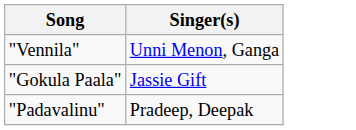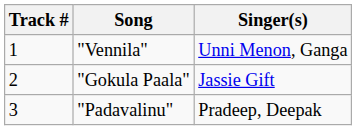+ column: (39, 19)
